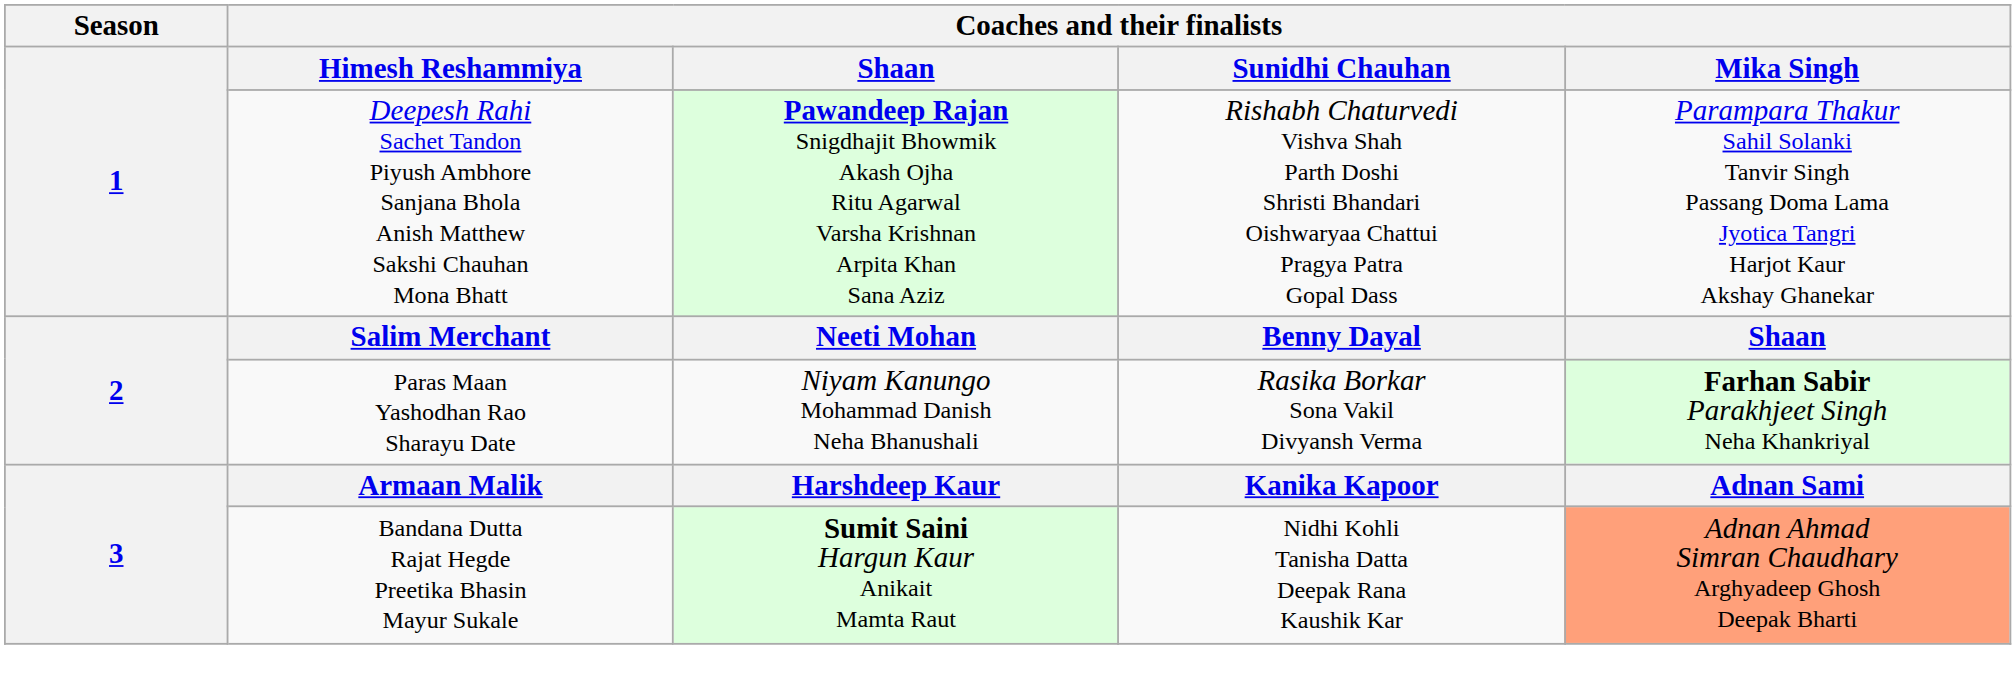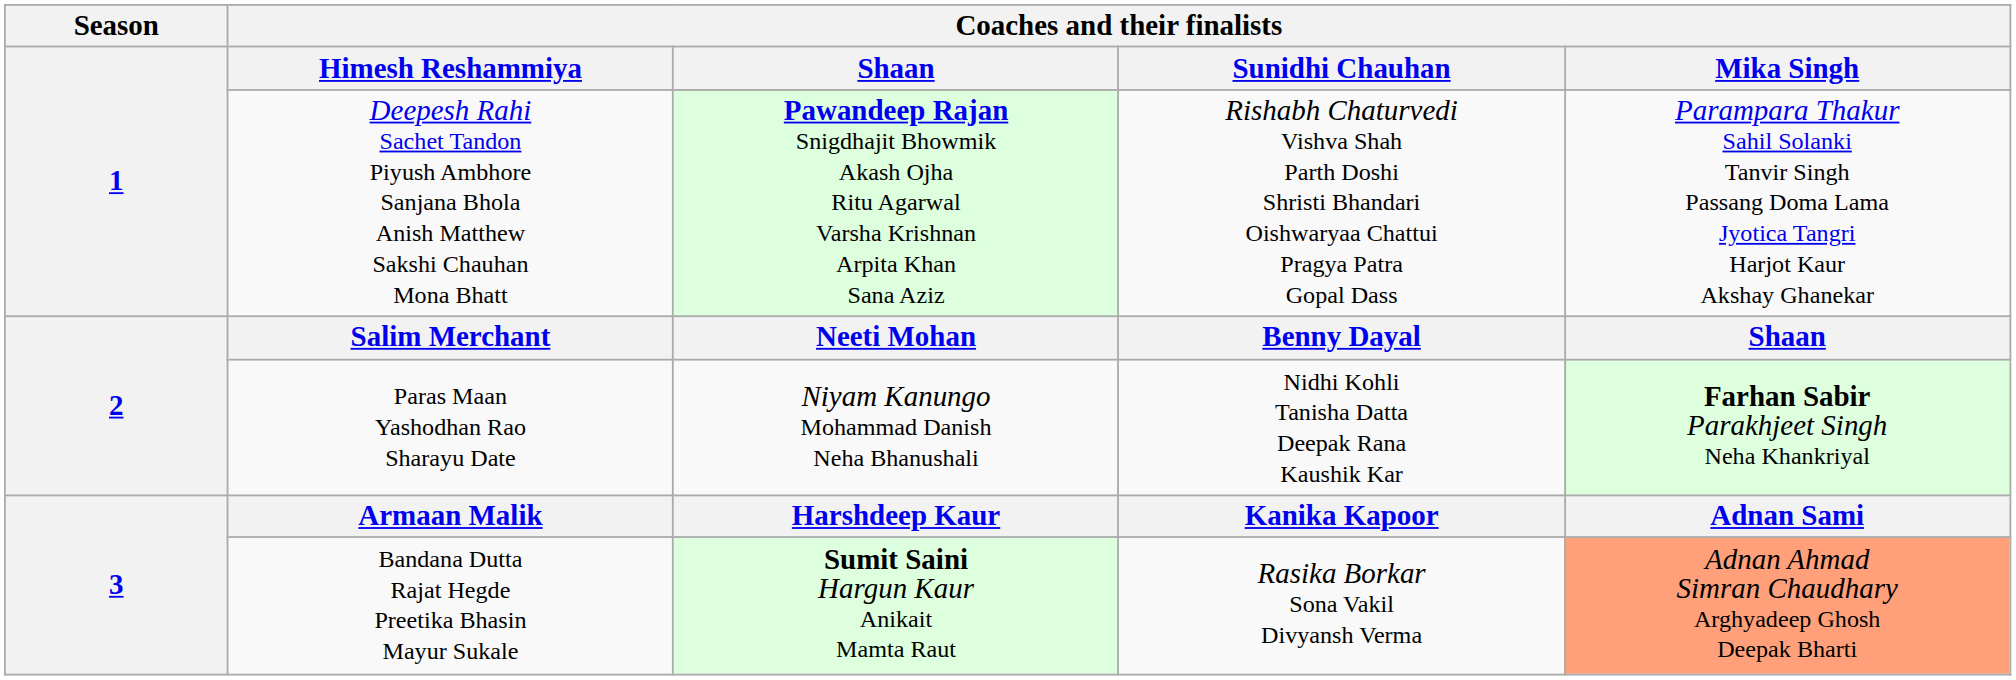(1342, 410) Rasika Borkar Sona Vakil Divyansh Verma -> (1342, 427) Nidhi Kohli Tanisha Datta Deepak Rana Kaushik Kar
(1342, 575) Nidhi Kohli Tanisha Datta Deepak Rana Kaushik Kar -> (1342, 604) Rasika Borkar Sona Vakil Divyansh Verma
